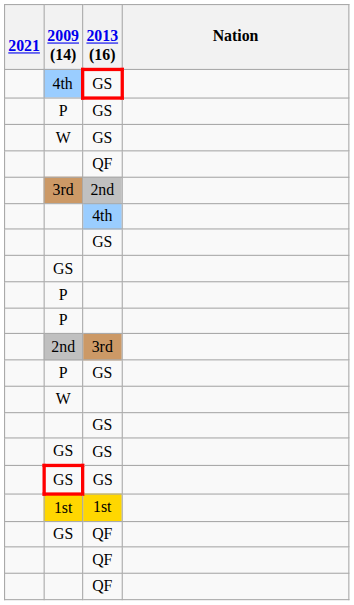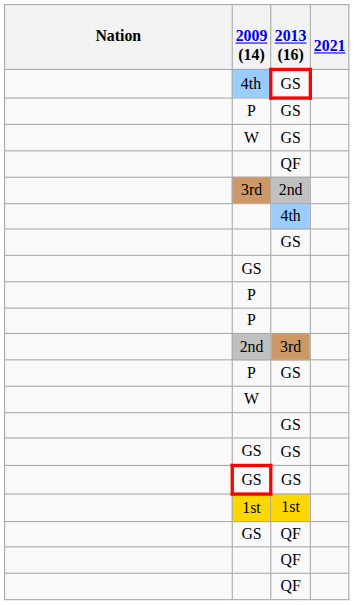columns swapped: (236, 37) <-> (24, 46)
